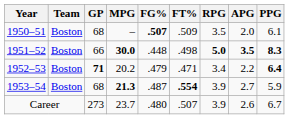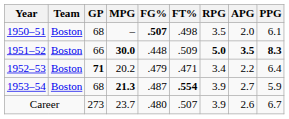(187, 32) .509 -> (187, 32) .498
(187, 50) .498 -> (187, 50) .509
(275, 68) bold -> (275, 68) normal
